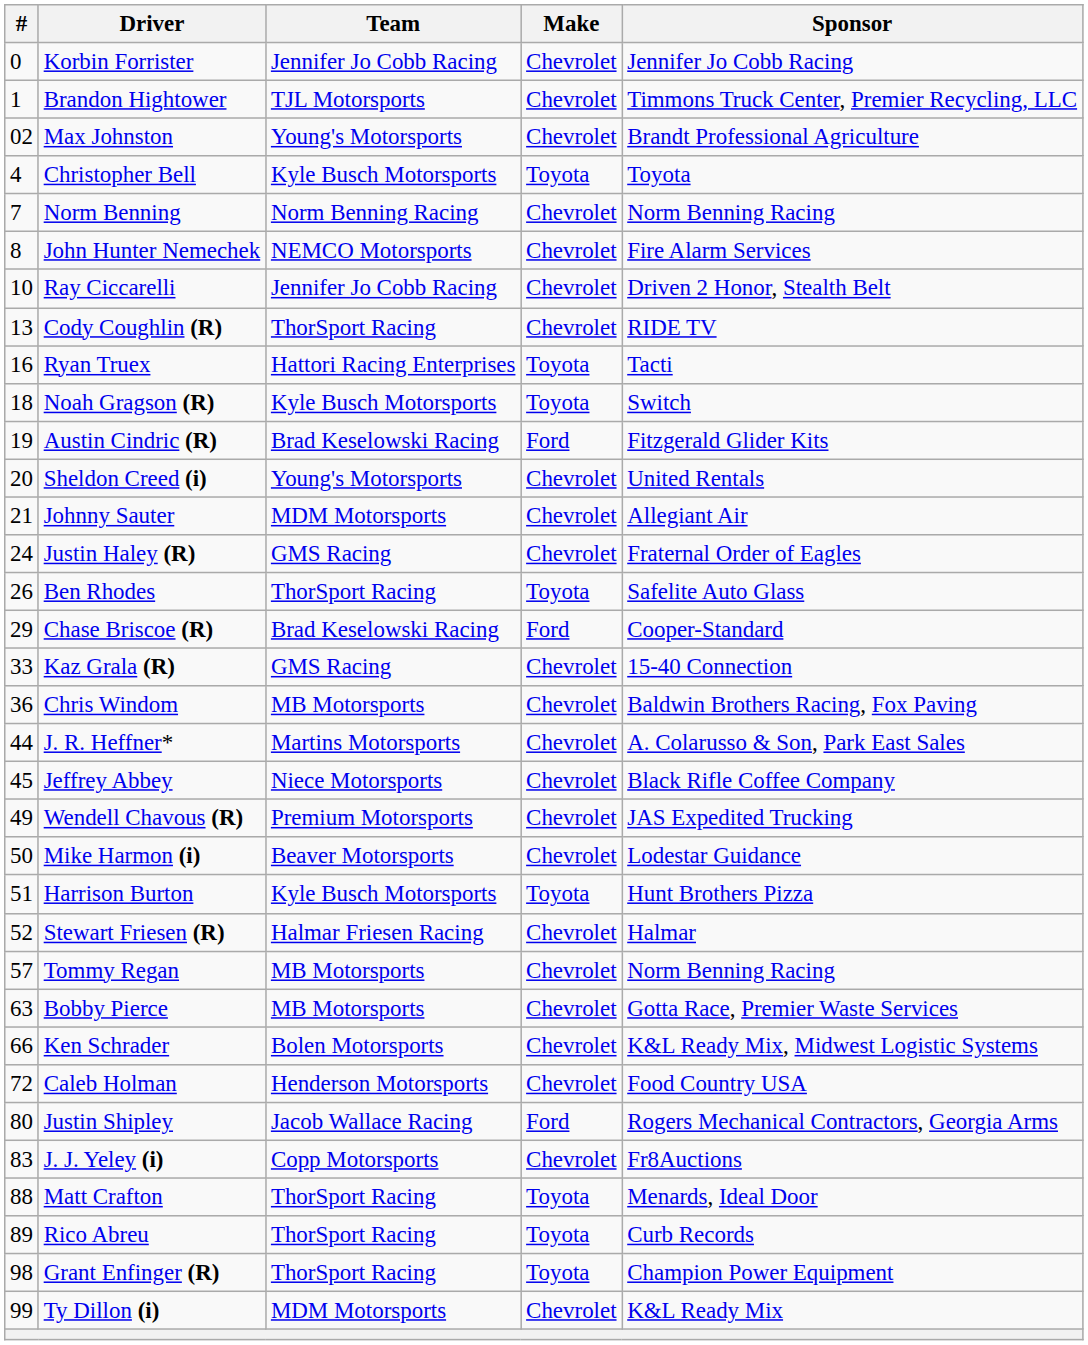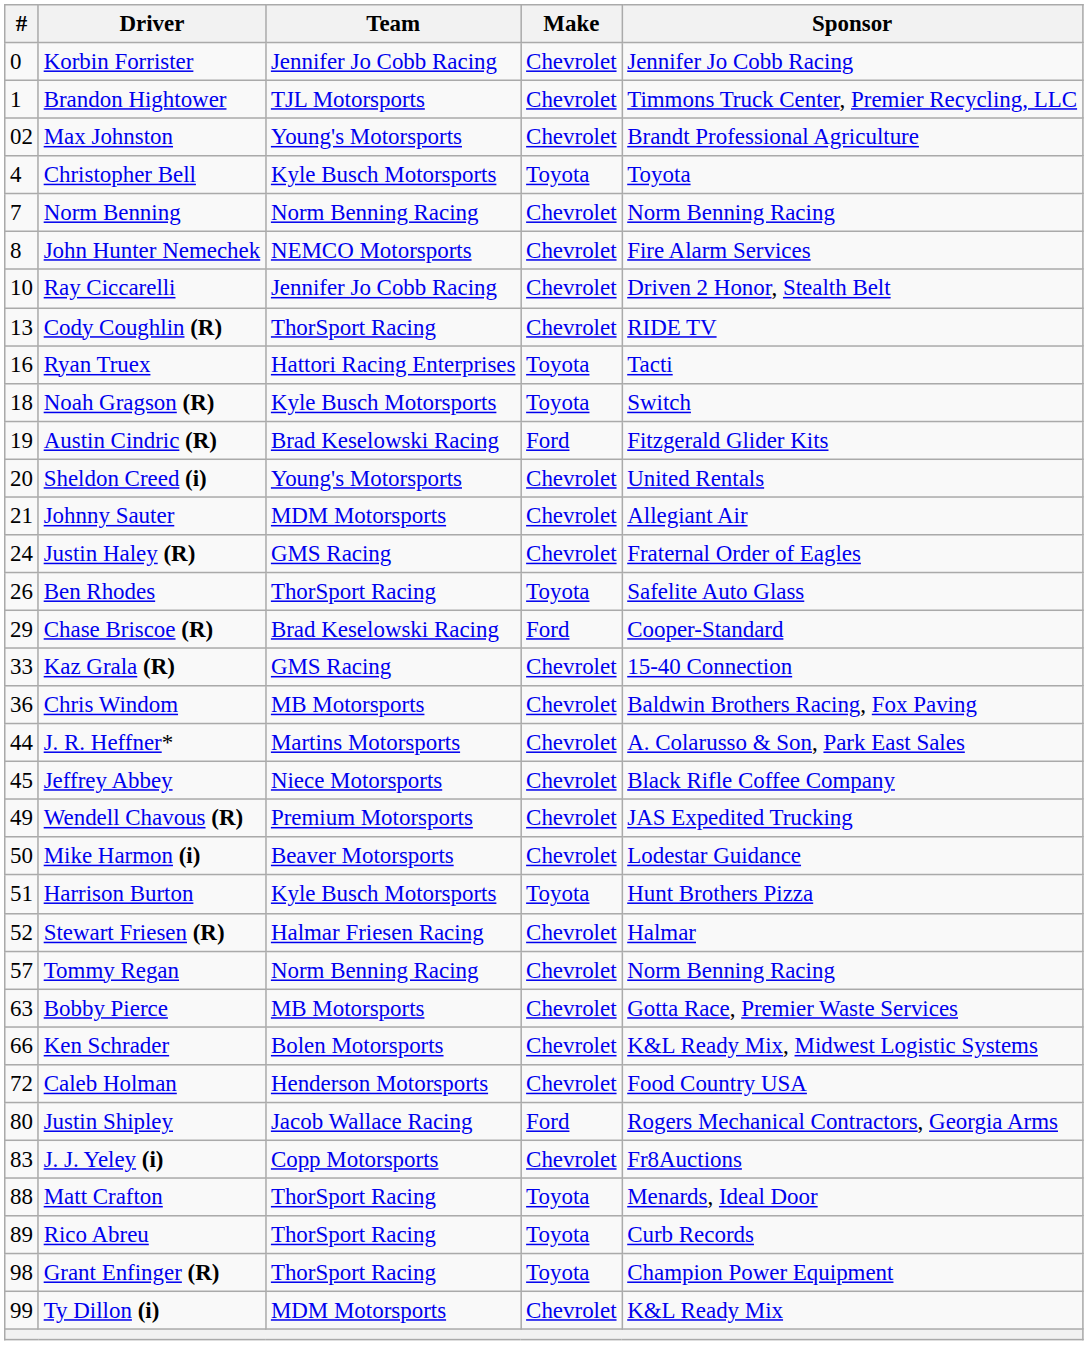(348, 969) MB Motorsports -> (375, 969) Norm Benning Racing
